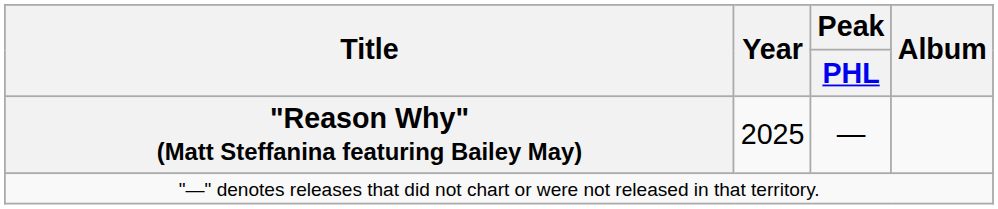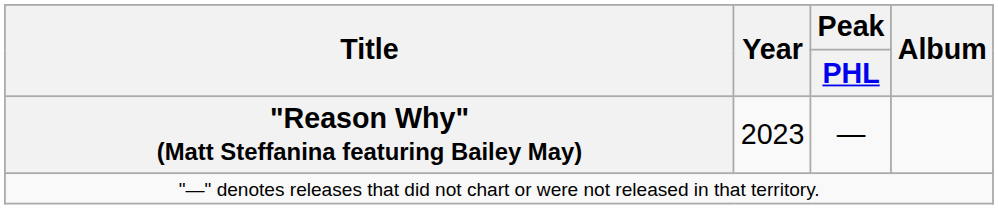(773, 134) 2025 -> (773, 134) 2023
